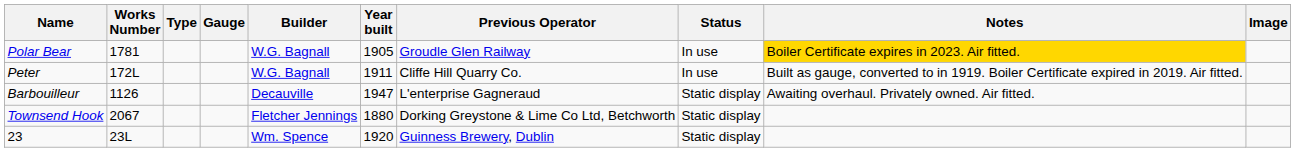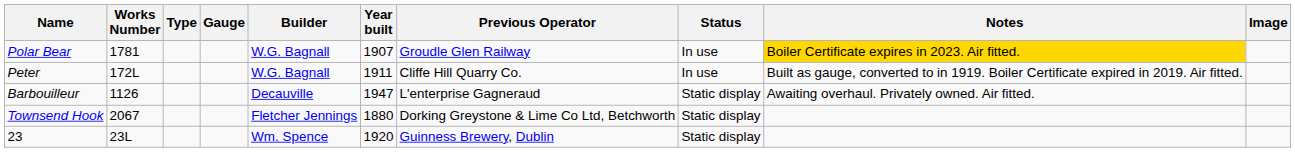(378, 51) 1905 -> (378, 51) 1907
